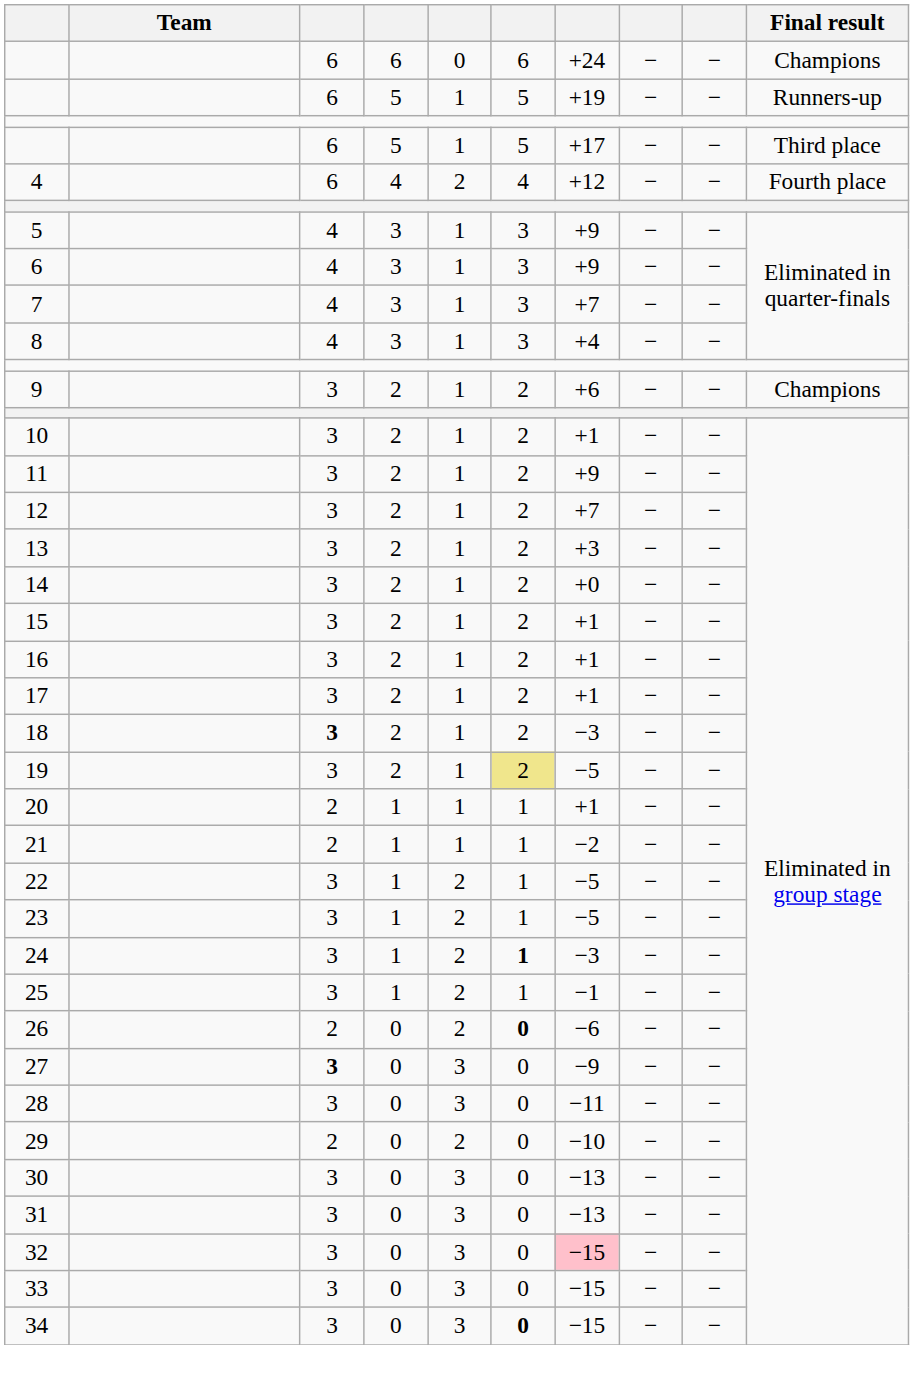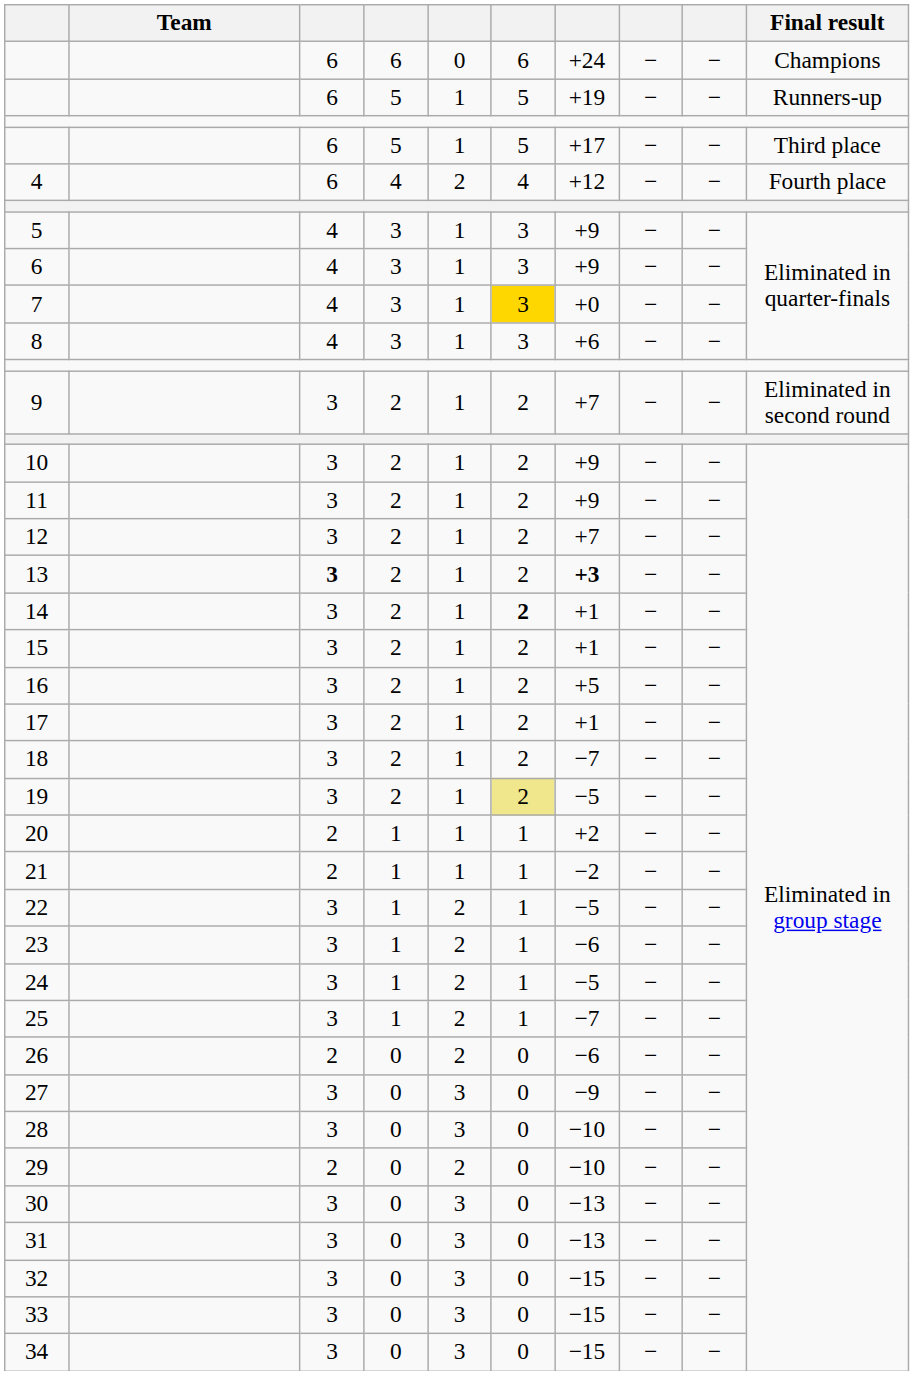(523, 303) no background -> (523, 303) gold background
(587, 303) +7 -> (587, 303) +0
(587, 340) +4 -> (587, 340) +6
(587, 388) +6 -> (587, 401) +7
(827, 388) Champions -> (827, 401) Eliminated in second round
(587, 436) +1 -> (587, 462) +9
(332, 547) normal -> (332, 573) bold
(587, 547) normal -> (587, 573) bold
(523, 584) normal -> (523, 611) bold
(587, 584) +0 -> (587, 611) +1
(587, 658) +1 -> (587, 685) +5
(332, 732) bold -> (332, 759) normal
(587, 732) −3 -> (587, 759) −7
(587, 807) +1 -> (587, 833) +2
(587, 918) −5 -> (587, 944) −6
(523, 955) bold -> (523, 981) normal
(587, 955) −3 -> (587, 981) −5
(587, 992) −1 -> (587, 1018) −7
(523, 1029) bold -> (523, 1055) normal
(332, 1066) bold -> (332, 1092) normal
(587, 1103) −11 -> (587, 1129) −10
(587, 1251) pink background -> (587, 1277) no background
(523, 1325) bold -> (523, 1351) normal
